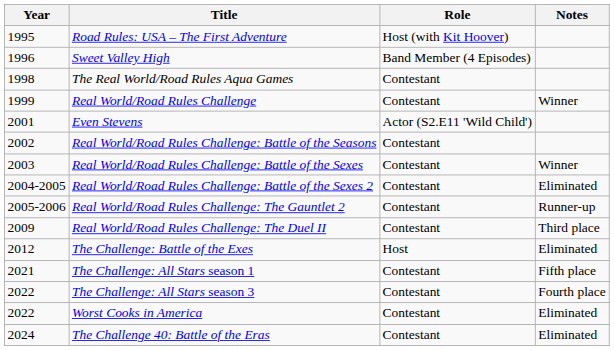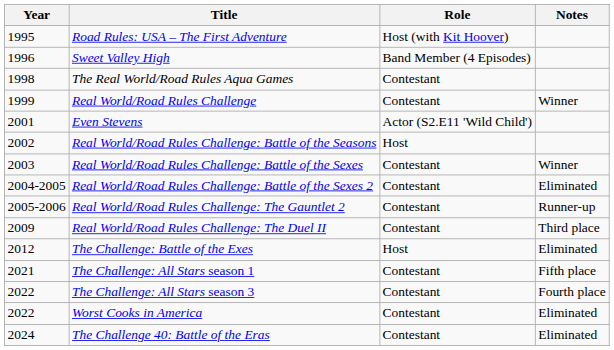(411, 143) Contestant -> (395, 143) Host
